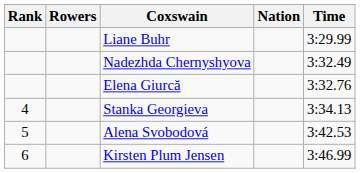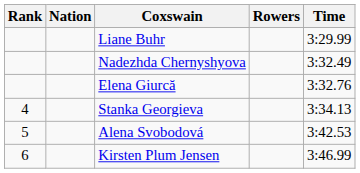columns swapped: (73, 16) <-> (279, 16)
